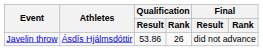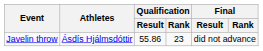(150, 39) 53.86 -> (150, 39) 55.86
(179, 39) 26 -> (179, 39) 23
